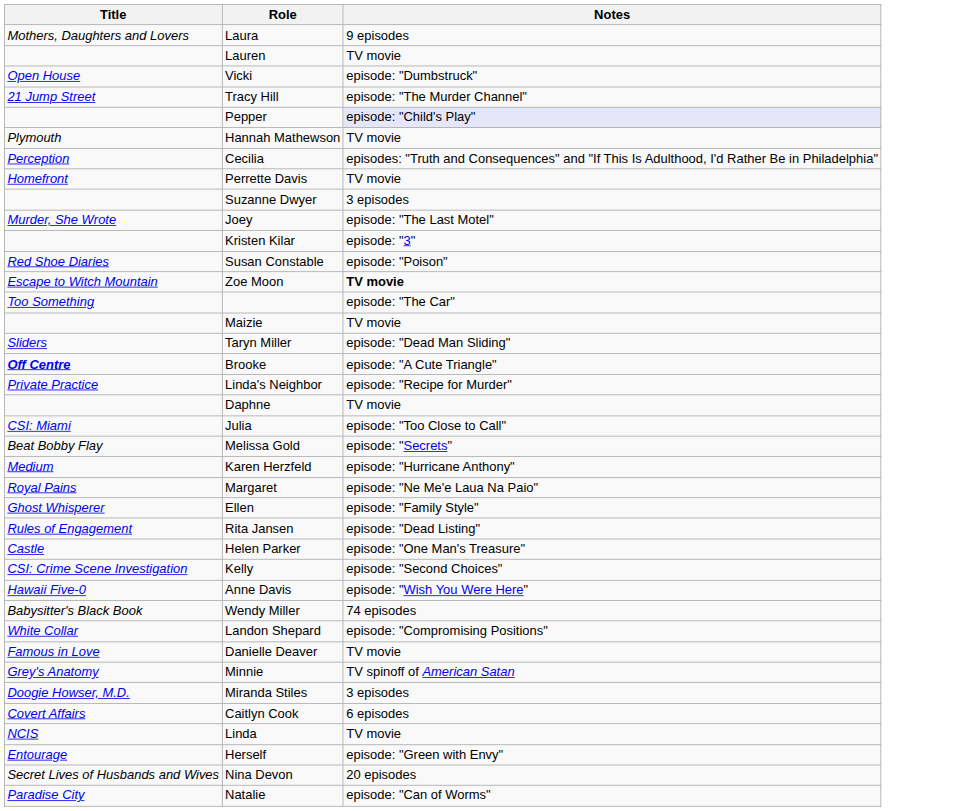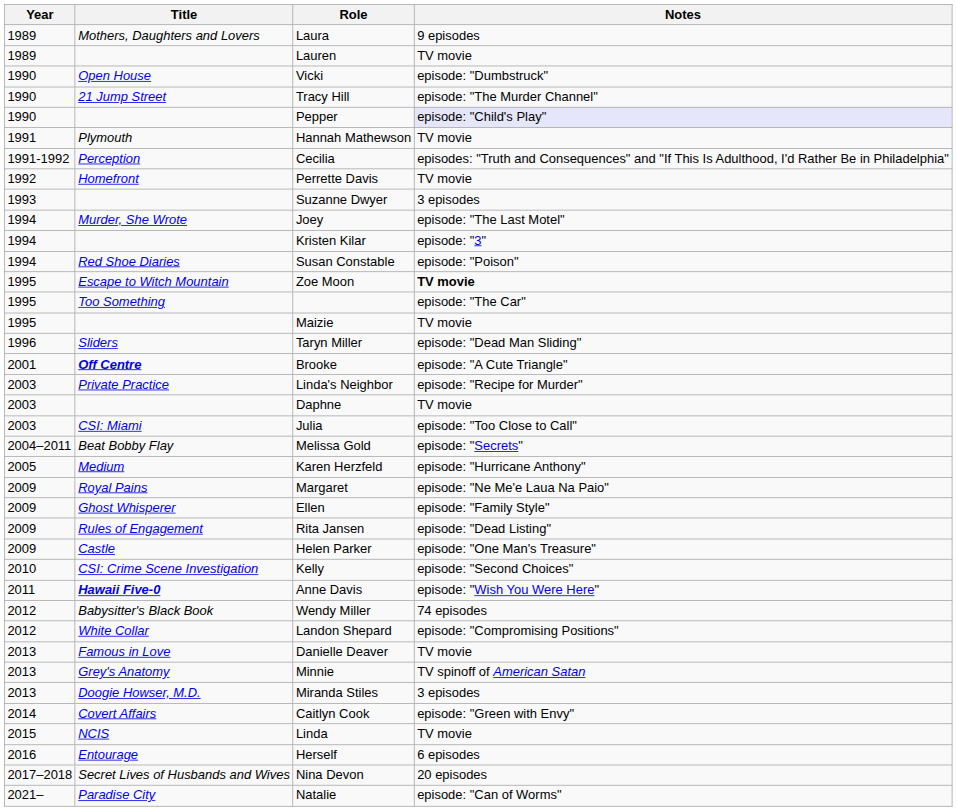+ column: (40, 14)
(47, 590) normal -> (119, 590) bold
(378, 713) 6 episodes -> (496, 713) episode: "Green with Envy"
(425, 754) episode: "Green with Envy" -> (448, 754) 6 episodes
